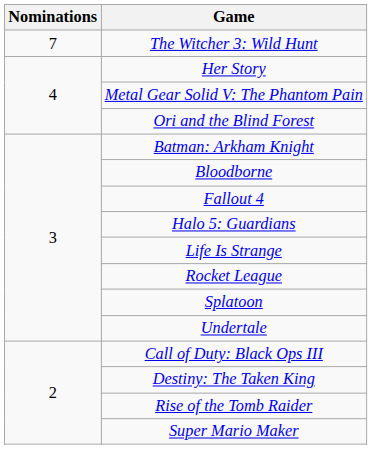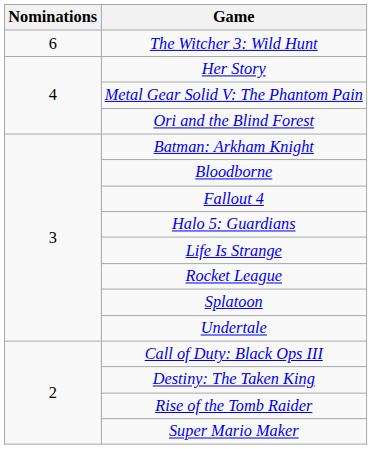(53, 43) 7 -> (53, 43) 6
